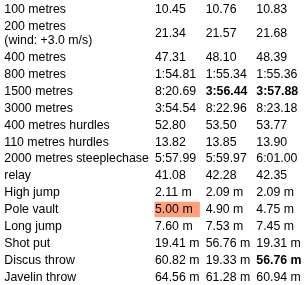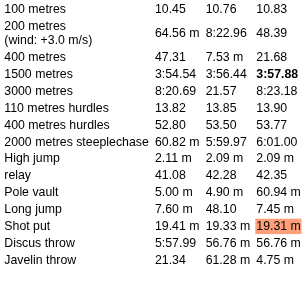(170, 33) 21.34 -> (177, 33) 64.56 m
(221, 33) 21.57 -> (226, 33) 8:22.96
(272, 33) 21.68 -> (272, 33) 48.39
(221, 57) 48.10 -> (224, 57) 7.53 m
(272, 57) 48.39 -> (272, 57) 21.68
- row: (35, 74)
(176, 90) 8:20.69 -> (176, 74) 3:54.54
(227, 90) bold -> (226, 74) normal
(176, 107) 3:54.54 -> (176, 90) 8:20.69
(226, 107) 8:22.96 -> (221, 90) 21.57
rows swapped: (57, 141) <-> (57, 124)
(176, 158) 5:57.99 -> (177, 141) 60.82 m
rows swapped: (18, 175) <-> (32, 192)
(174, 209) lightsalmon background -> (174, 192) no background
(275, 209) 4.75 m -> (279, 192) 60.94 m
(224, 226) 7.53 m -> (221, 209) 48.10
(228, 243) 56.76 m -> (228, 226) 19.33 m
(279, 243) no background -> (279, 226) lightsalmon background
(177, 260) 60.82 m -> (176, 243) 5:57.99
(228, 260) 19.33 m -> (228, 243) 56.76 m
(279, 260) bold -> (279, 243) normal
(177, 277) 64.56 m -> (170, 260) 21.34
(279, 277) 60.94 m -> (275, 260) 4.75 m
